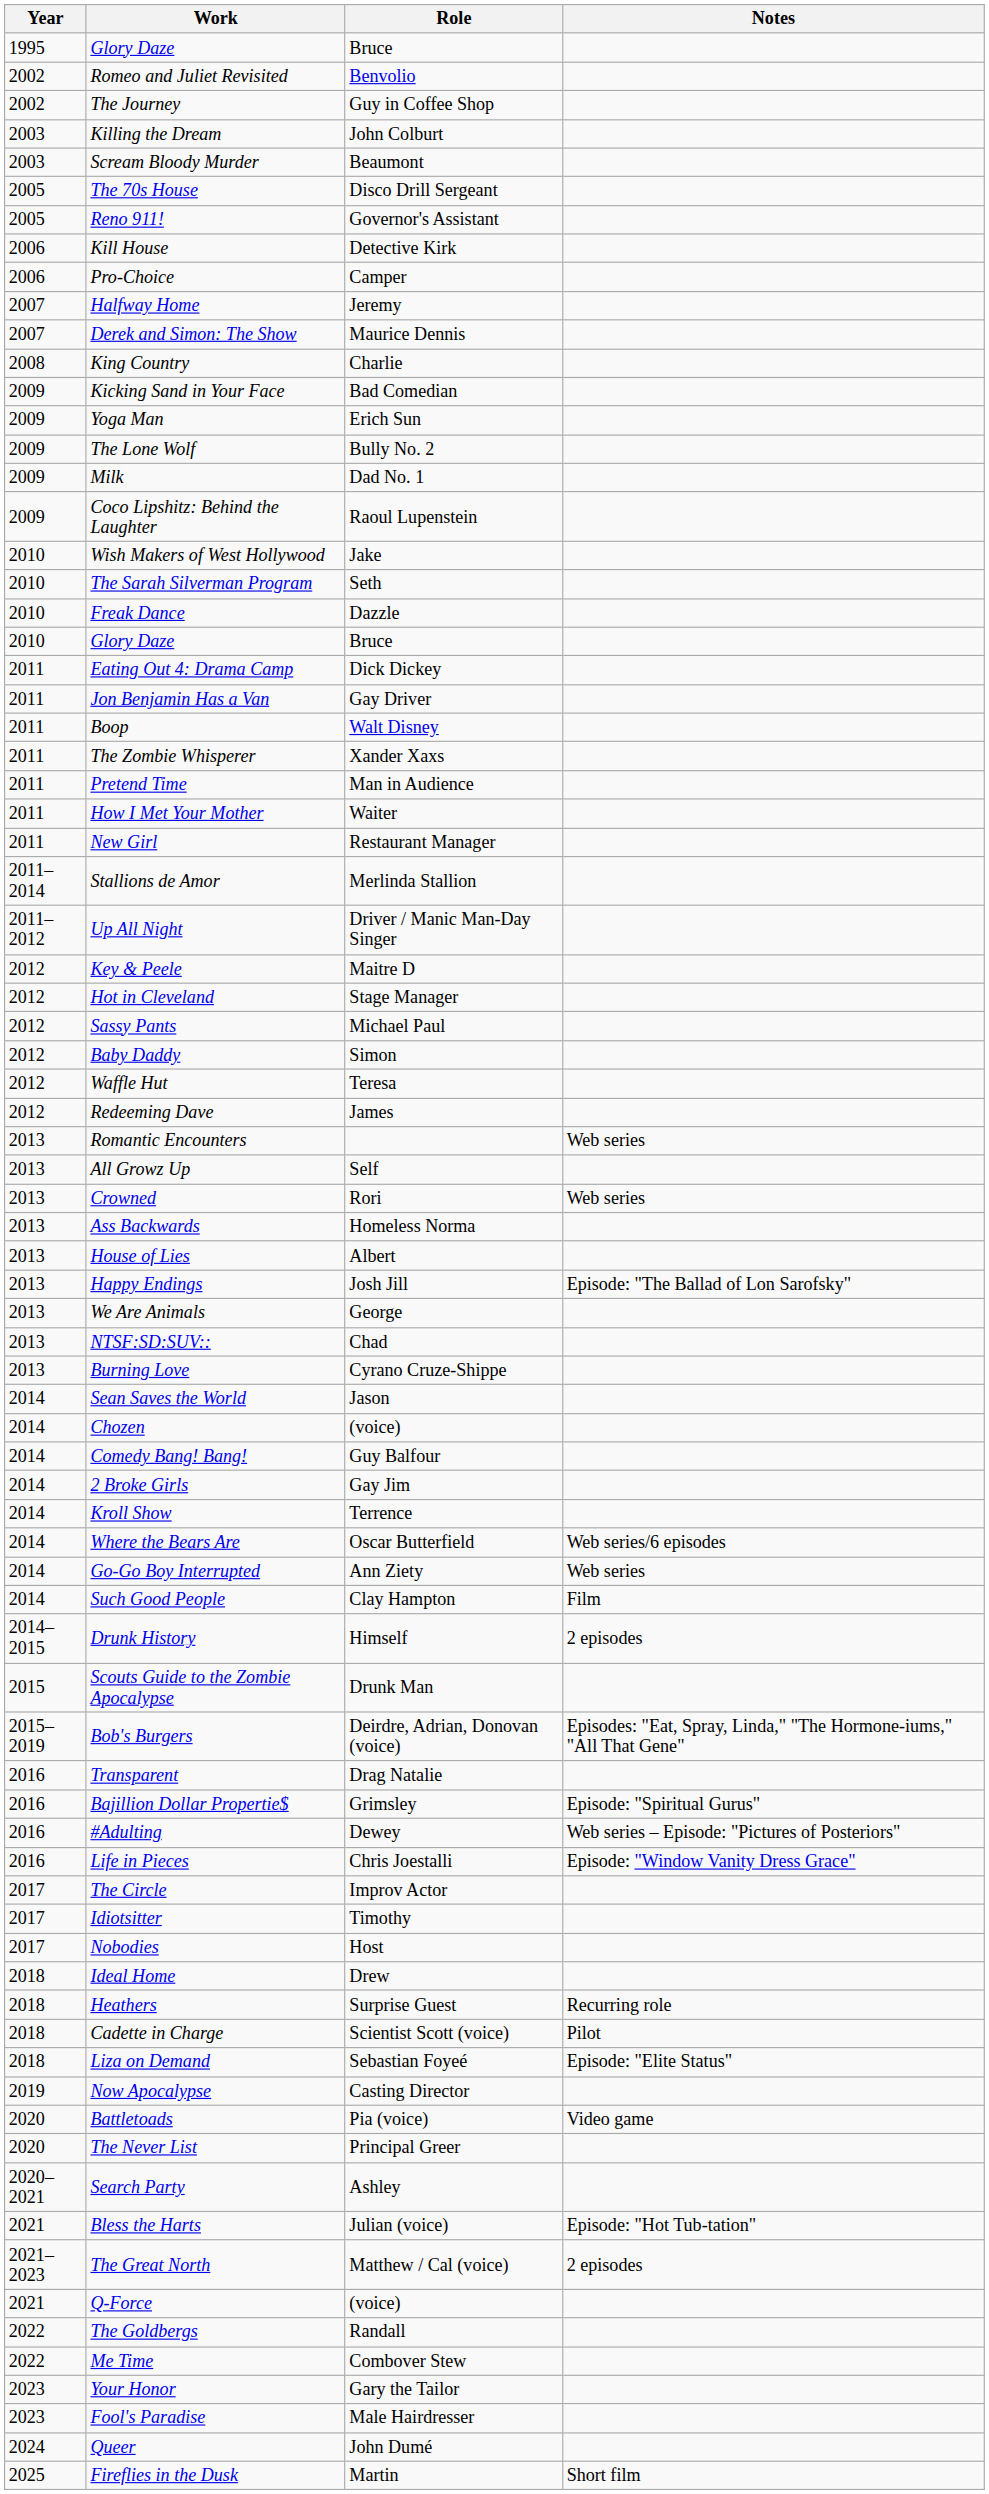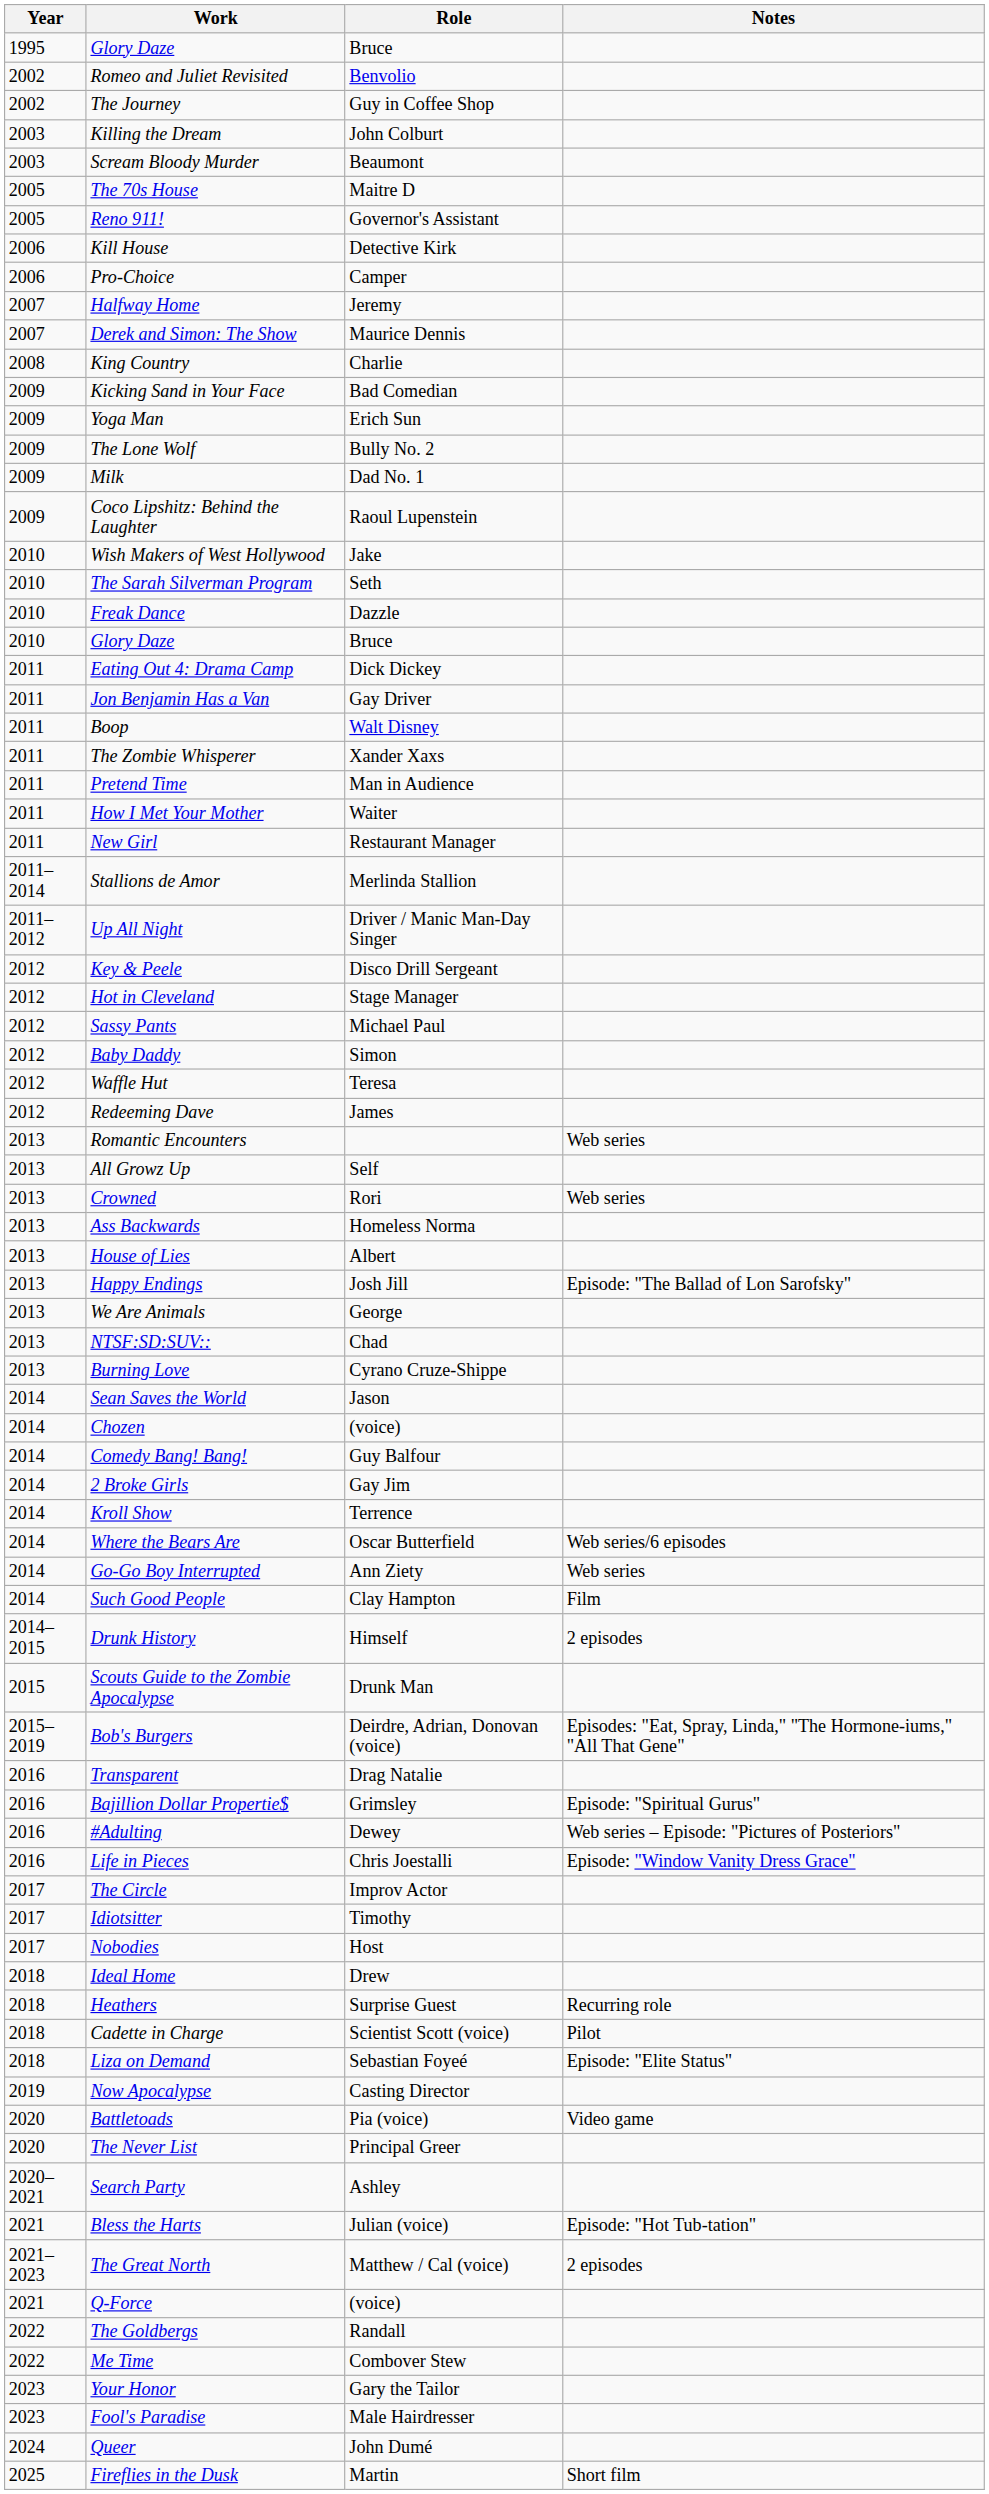(424, 190) Disco Drill Sergeant -> (382, 190) Maitre D
(382, 968) Maitre D -> (424, 968) Disco Drill Sergeant
